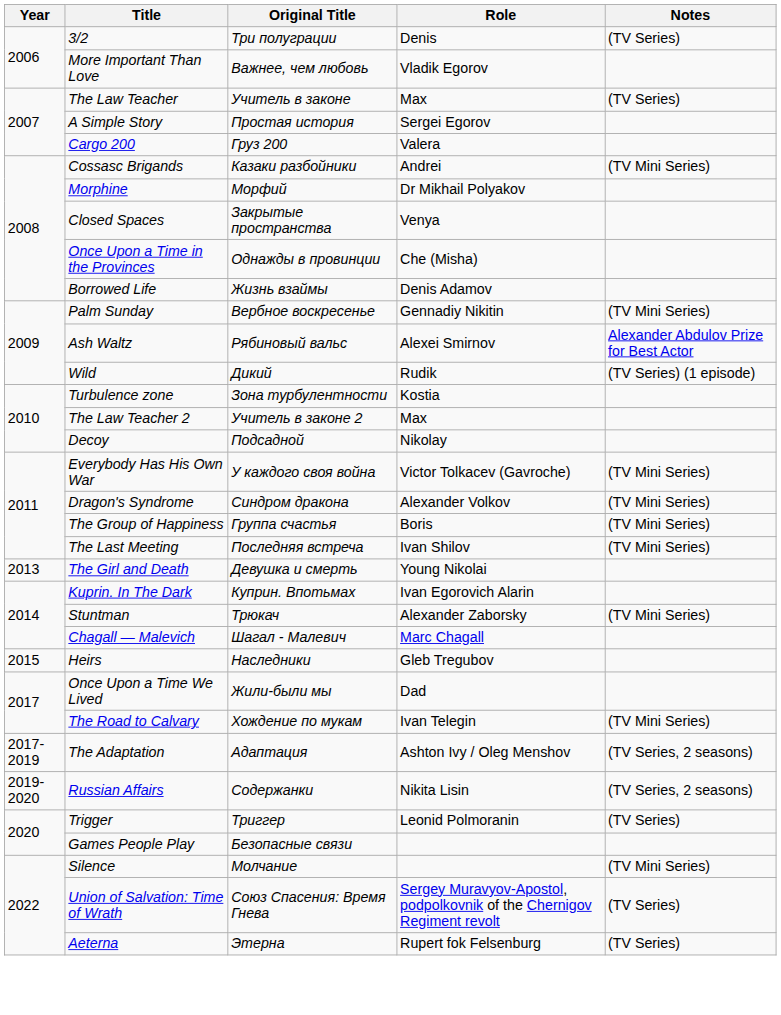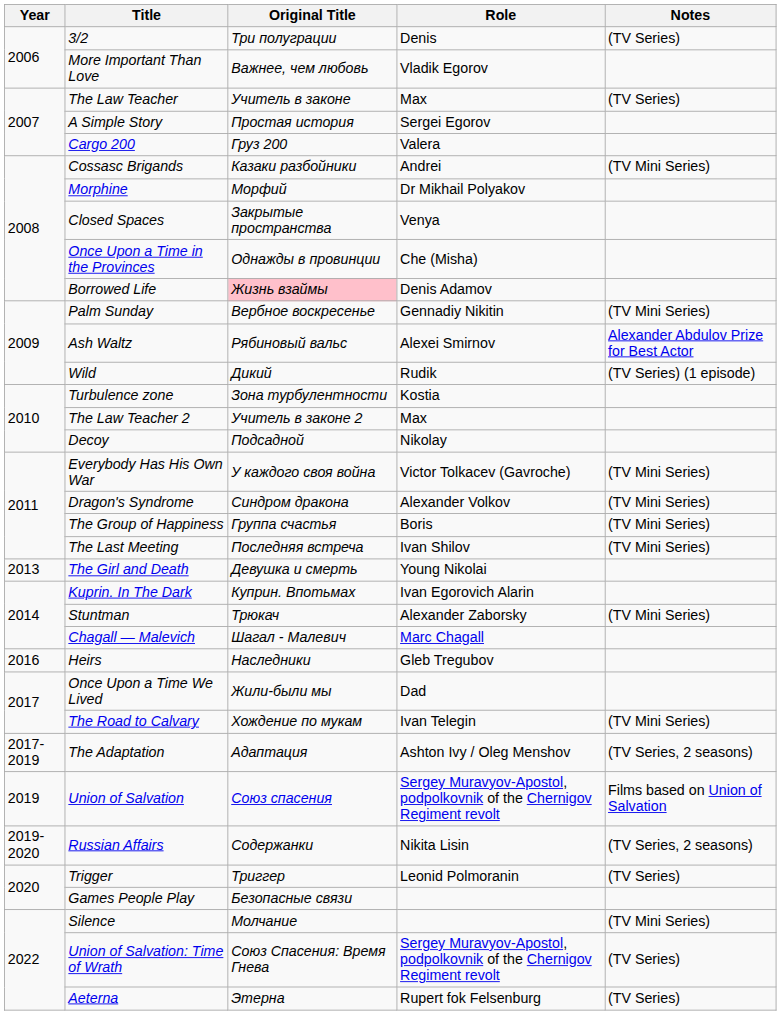(279, 289) no background -> (279, 289) pink background
(24, 660) 2015 -> (24, 660) 2016
+ row: (126, 798)
